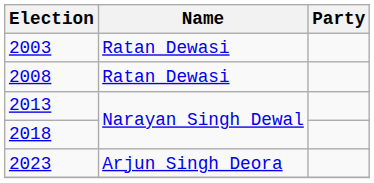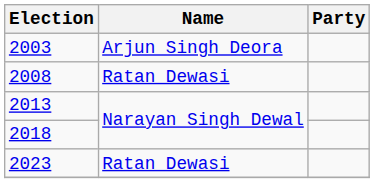(166, 48) Ratan Dewasi -> (192, 48) Arjun Singh Deora
(192, 163) Arjun Singh Deora -> (166, 163) Ratan Dewasi
